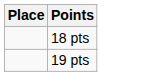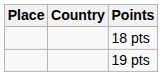+ column: (78, 15)
